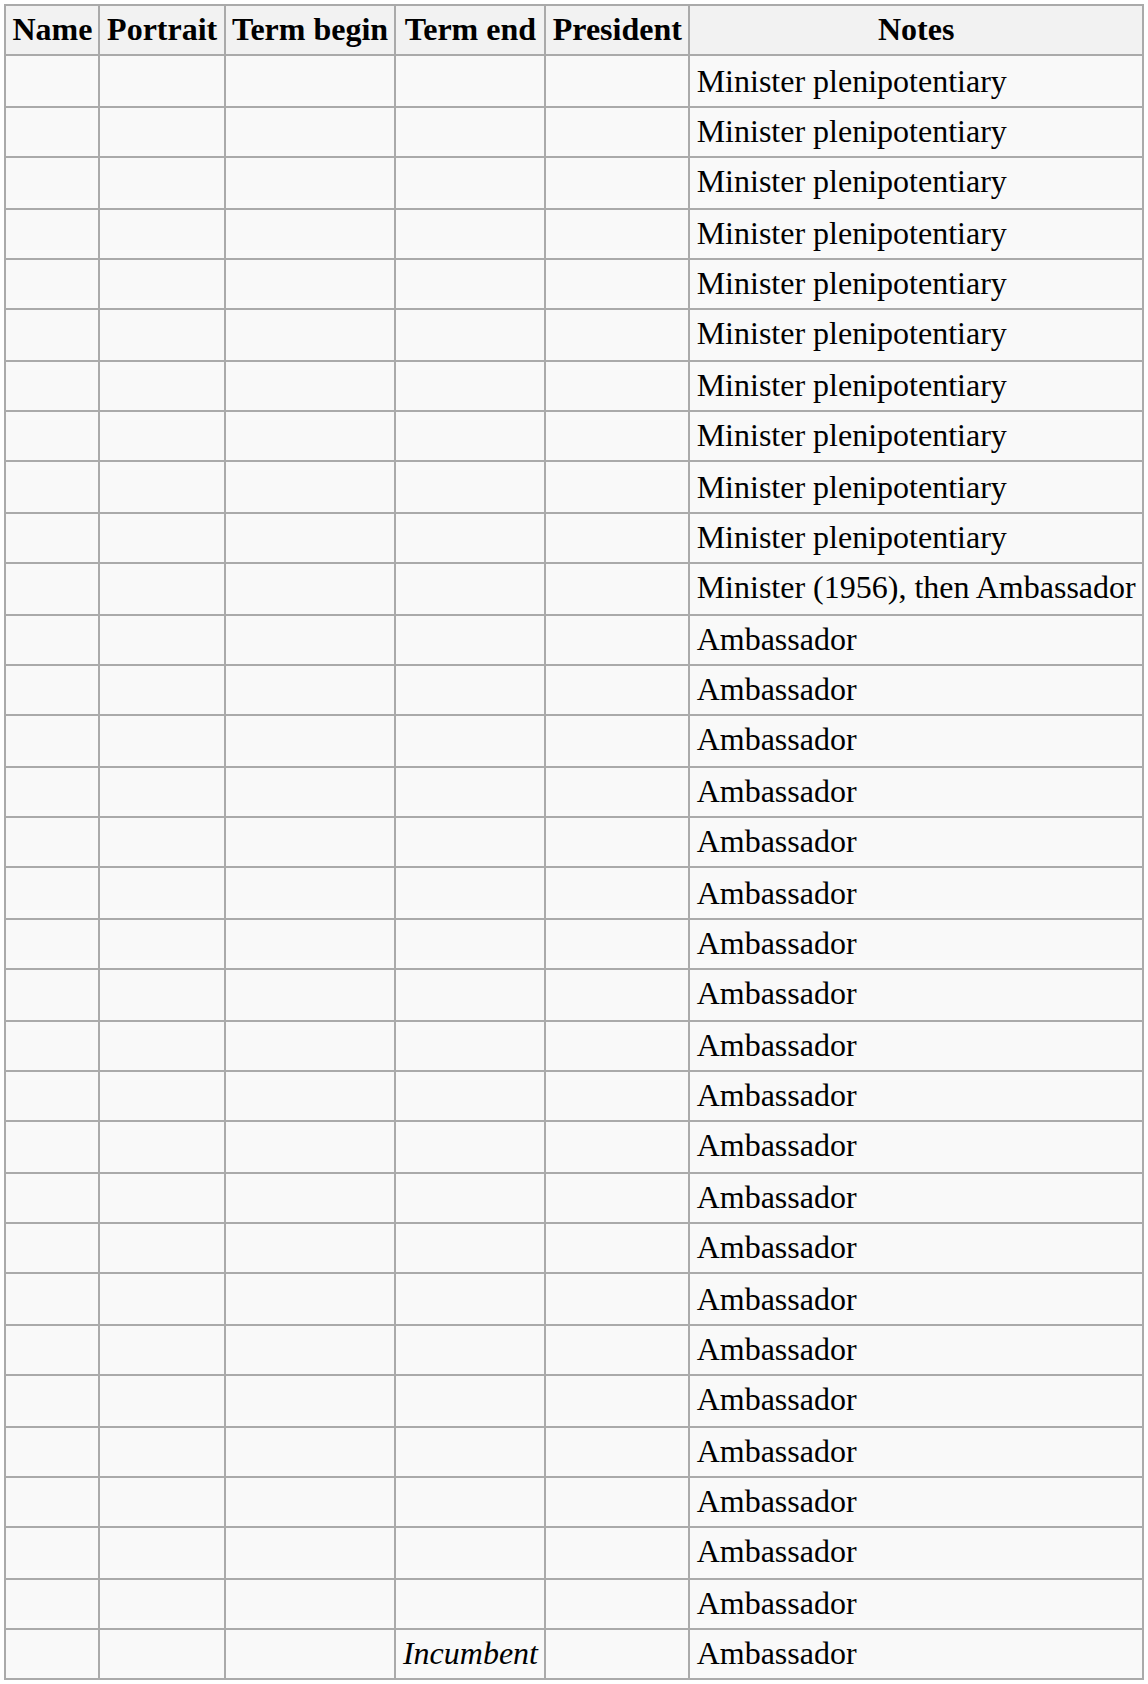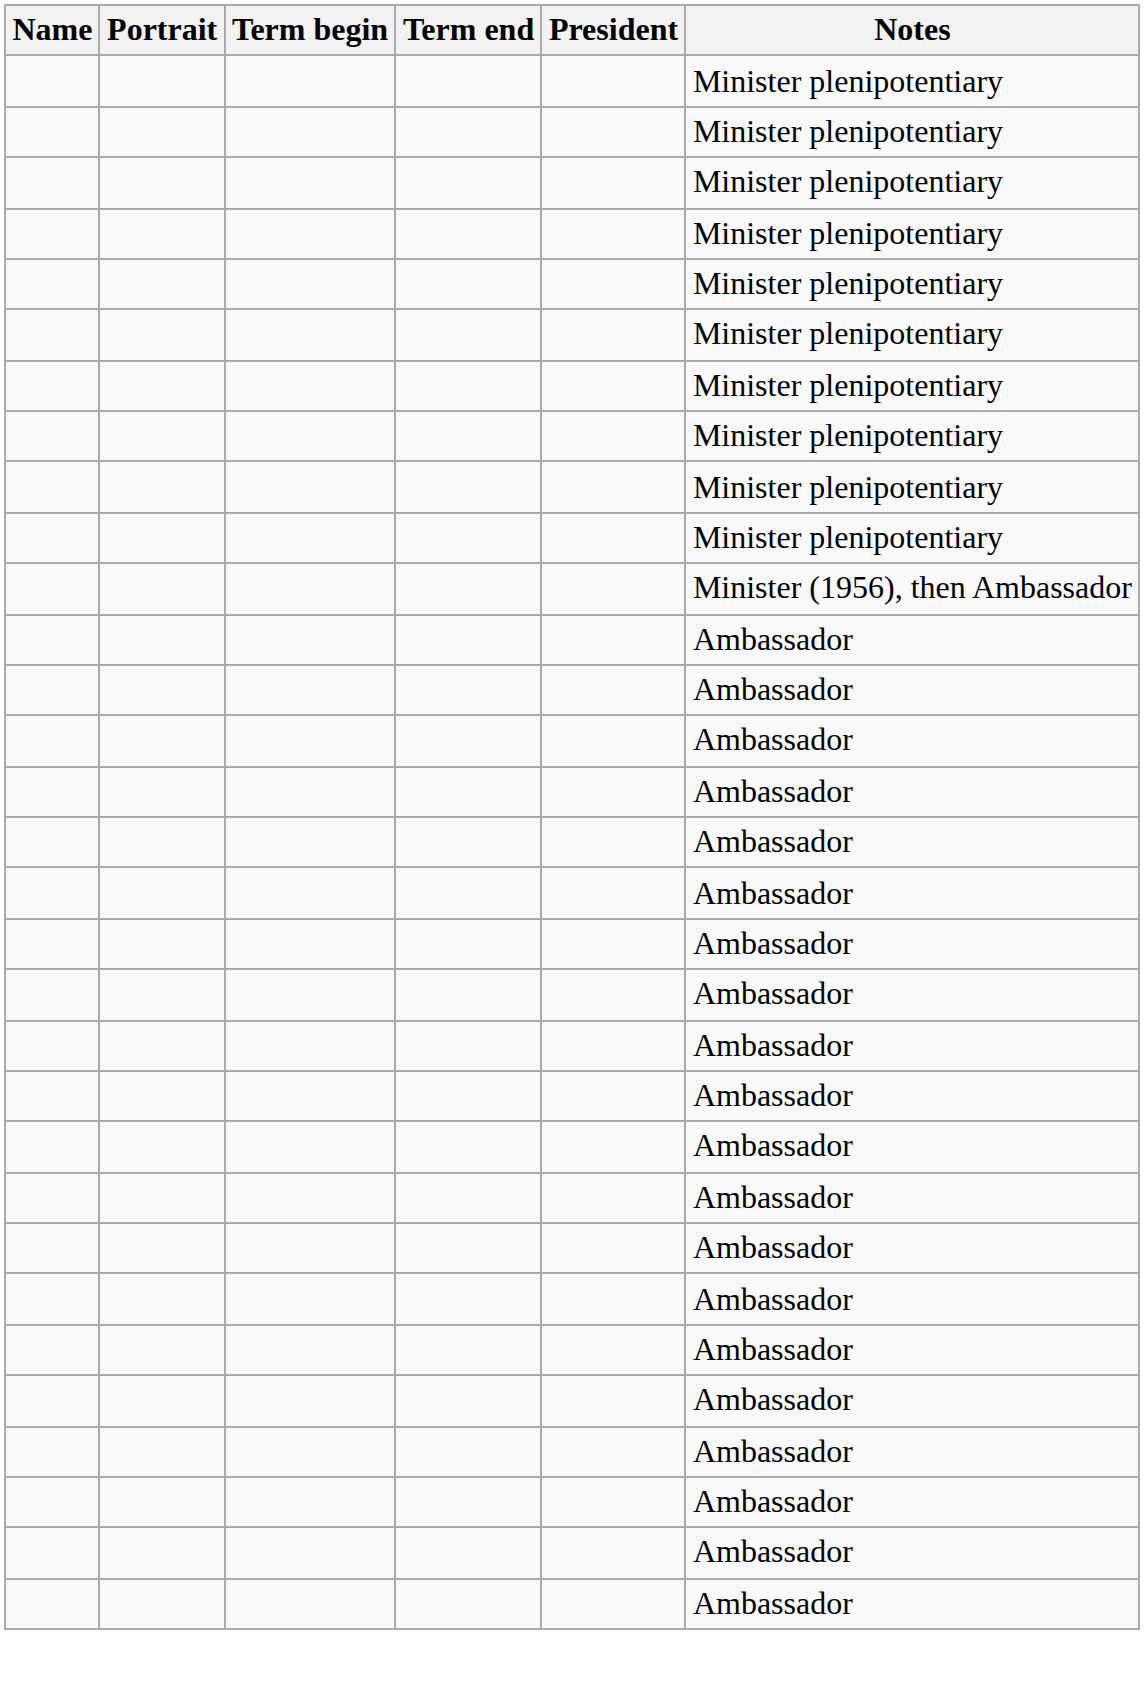- row: (52, 1654)
